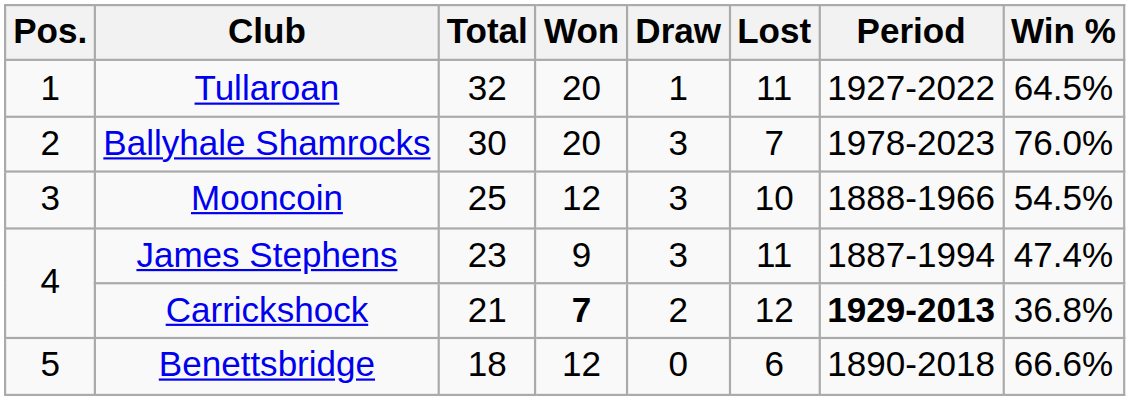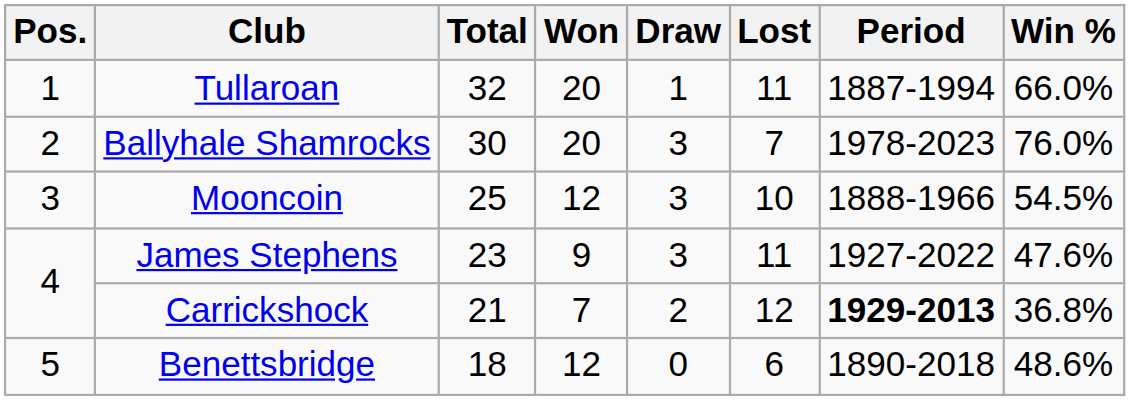(911, 87) 1927-2022 -> (911, 87) 1887-1994
(1063, 87) 64.5% -> (1063, 87) 66.0%
(911, 254) 1887-1994 -> (911, 254) 1927-2022
(1063, 254) 47.4% -> (1063, 254) 47.6%
(582, 310) bold -> (582, 310) normal
(1063, 365) 66.6% -> (1063, 365) 48.6%
